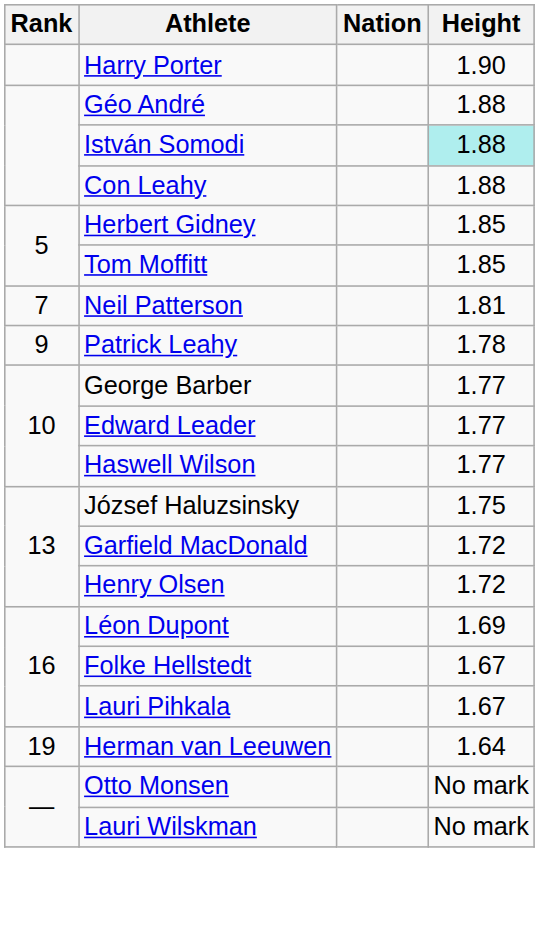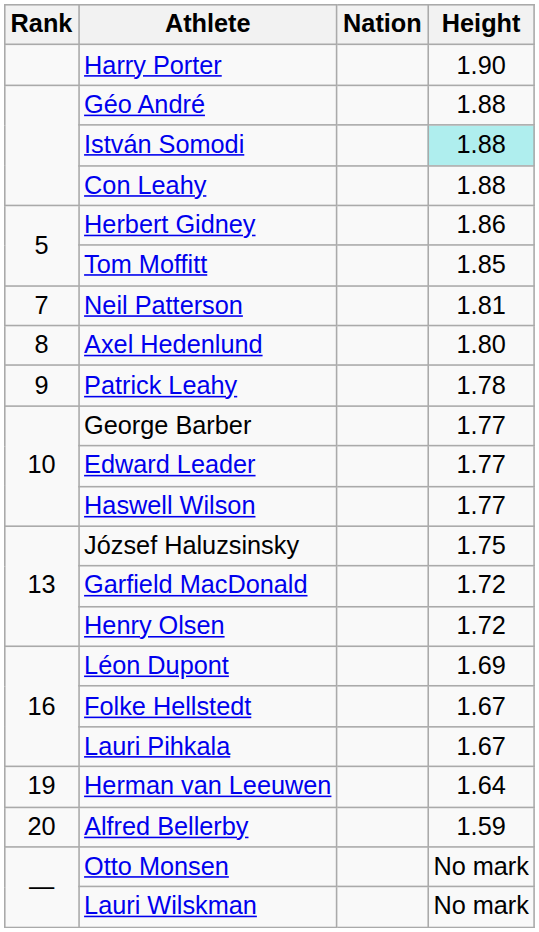(481, 225) 1.85 -> (481, 225) 1.86
+ row: (173, 345)
+ row: (166, 826)
